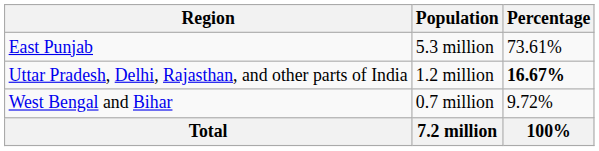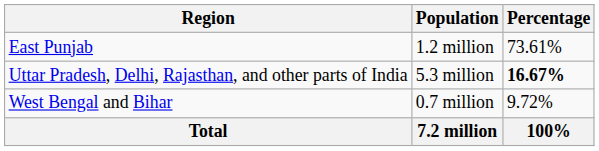(455, 46) 5.3 million -> (455, 46) 1.2 million
(455, 74) 1.2 million -> (455, 74) 5.3 million
